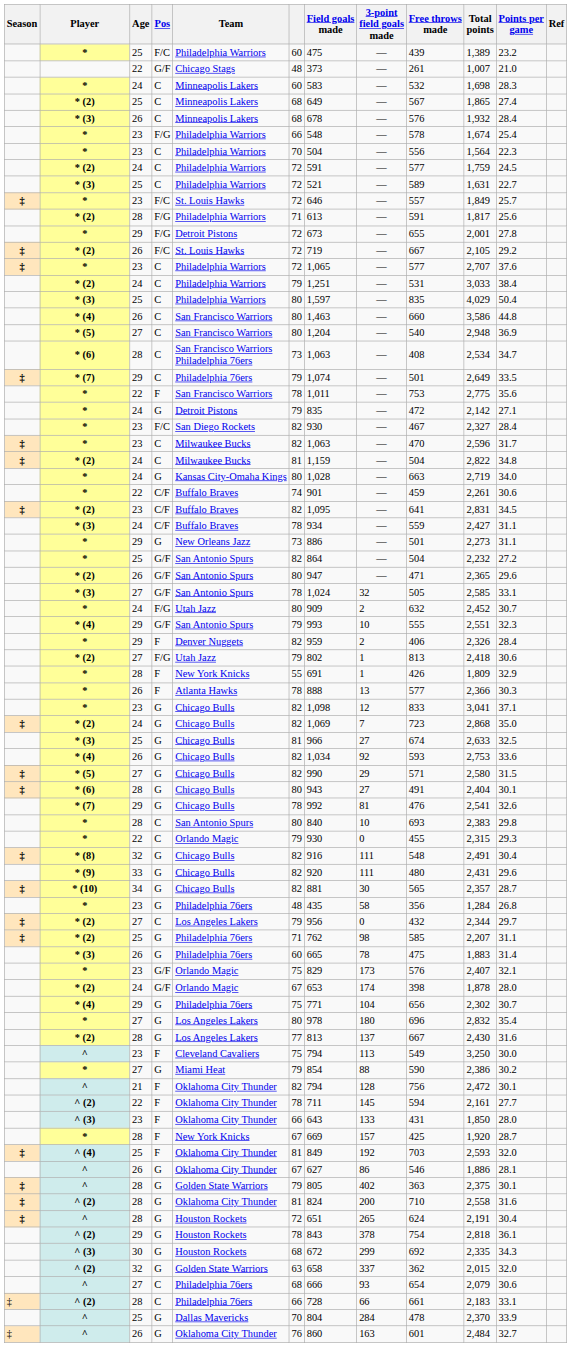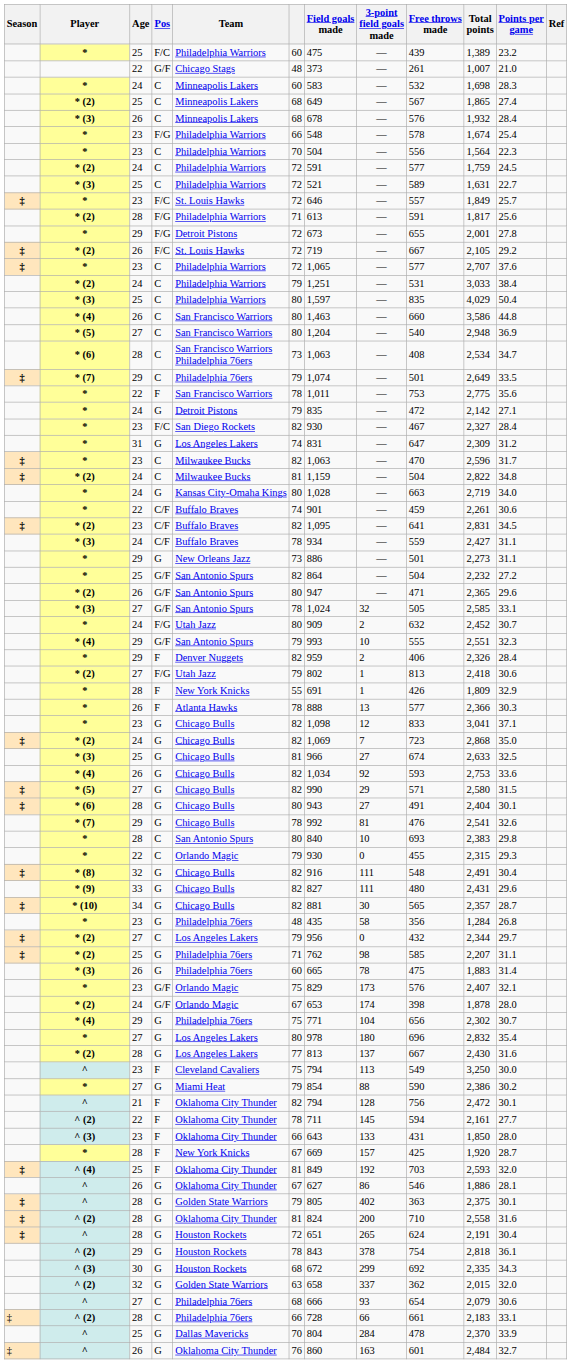+ row: (85, 443)
(315, 872) 920 -> (315, 889) 827
